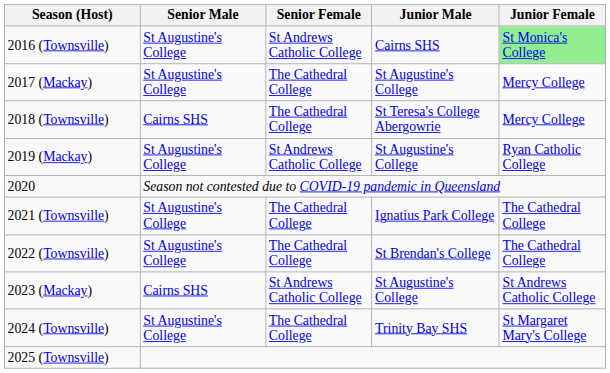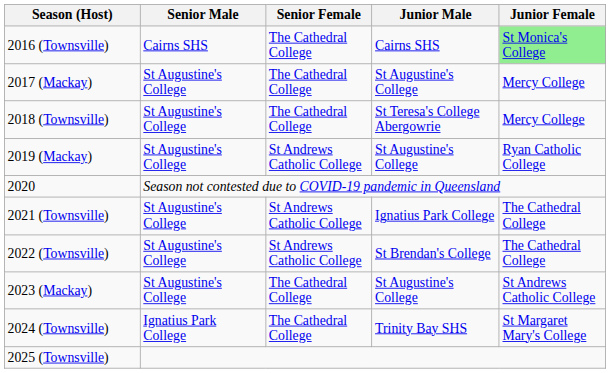(183, 44) St Augustine's College -> (176, 44) Cairns SHS
(315, 44) St Andrews Catholic College -> (308, 44) The Cathedral College
(176, 119) Cairns SHS -> (183, 119) St Augustine's College
(308, 216) The Cathedral College -> (315, 216) St Andrews Catholic College
(308, 253) The Cathedral College -> (315, 253) St Andrews Catholic College
(176, 290) Cairns SHS -> (183, 290) St Augustine's College
(315, 290) St Andrews Catholic College -> (308, 290) The Cathedral College
(183, 327) St Augustine's College -> (180, 327) Ignatius Park College
